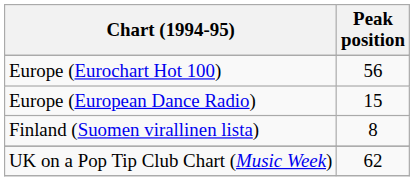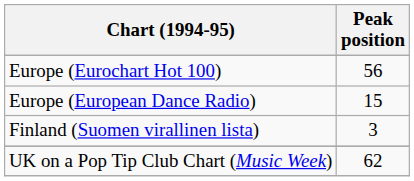(373, 130) 8 -> (373, 130) 3
